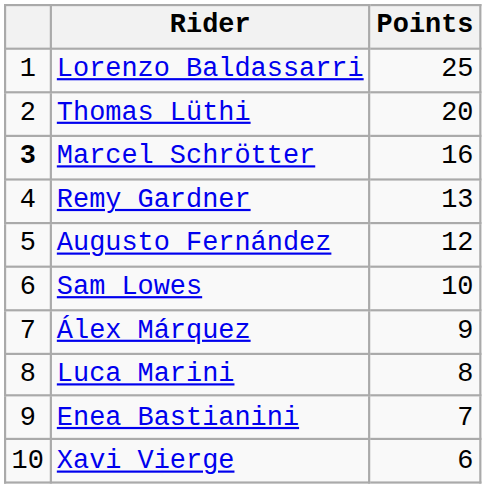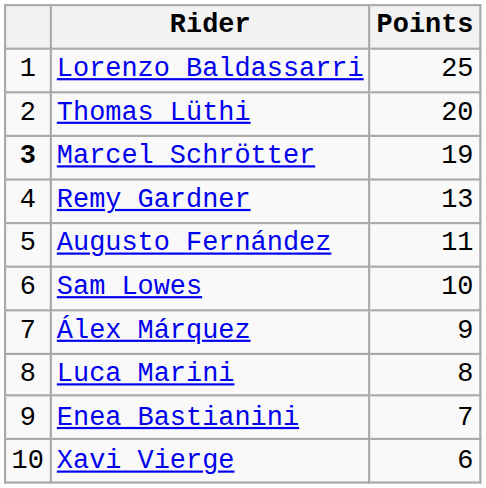(457, 158) 16 -> (457, 158) 19
(457, 244) 12 -> (457, 244) 11
